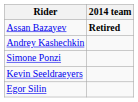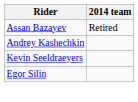(104, 27) bold -> (103, 27) normal
- row: (34, 58)
